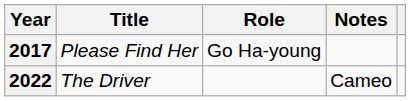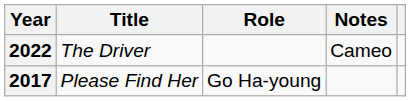rows swapped: (30, 50) <-> (30, 80)
